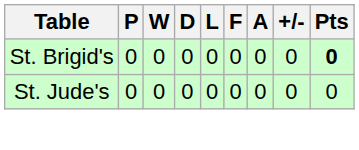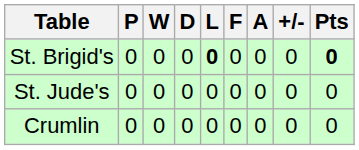(212, 56) normal -> (212, 56) bold
+ row: (62, 126)
